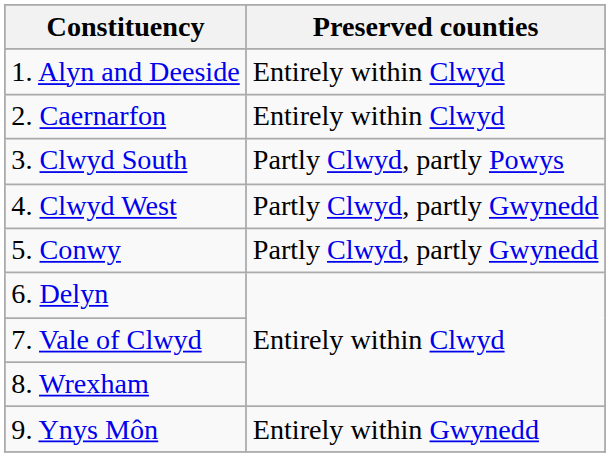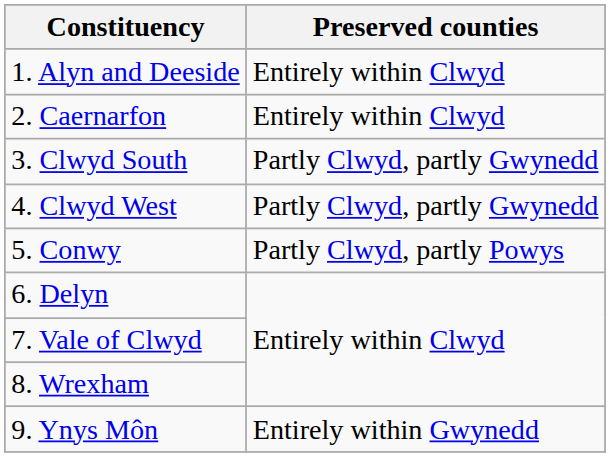(408, 160) Partly Clwyd, partly Powys -> (426, 160) Partly Clwyd, partly Gwynedd
(426, 250) Partly Clwyd, partly Gwynedd -> (408, 250) Partly Clwyd, partly Powys
